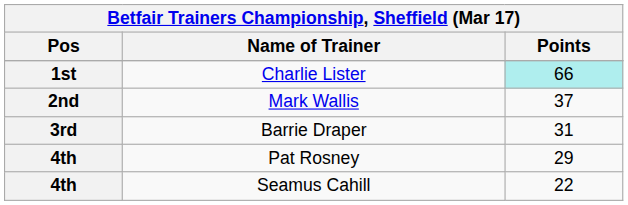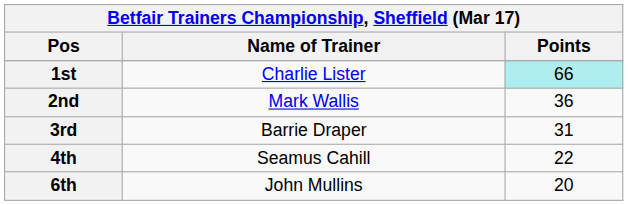(564, 102) 37 -> (564, 102) 36
- row: (314, 158)
+ row: (314, 185)
